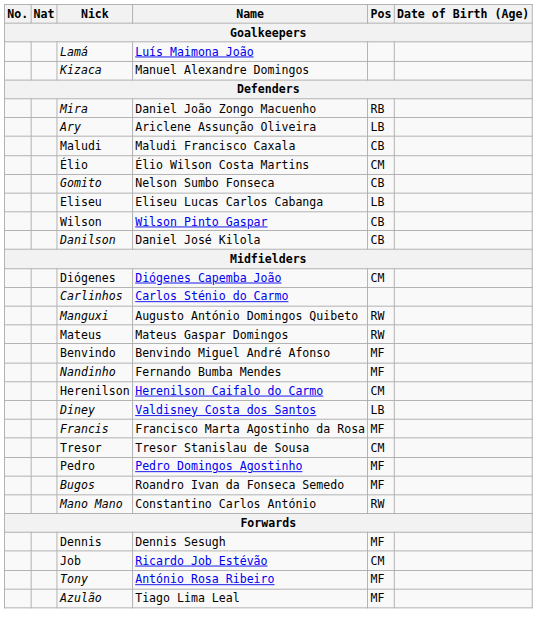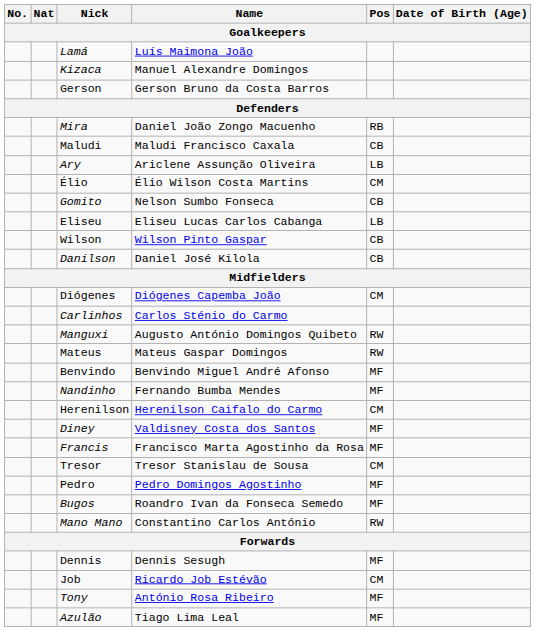+ row: (81, 89)
rows swapped: (70, 127) <-> (81, 146)
(378, 410) LB -> (376, 429) MF
